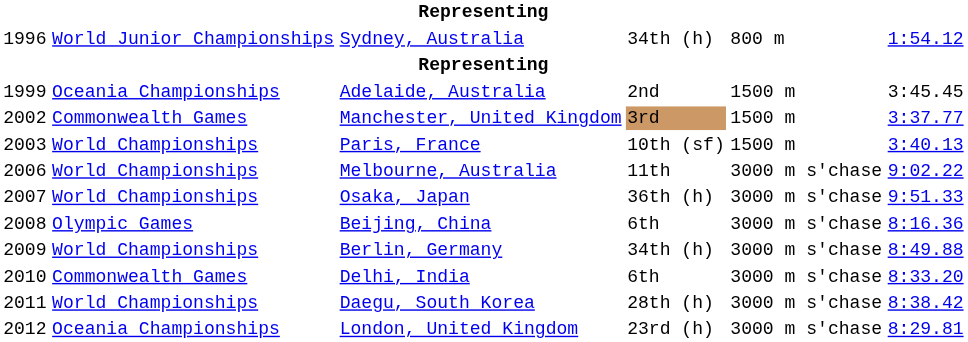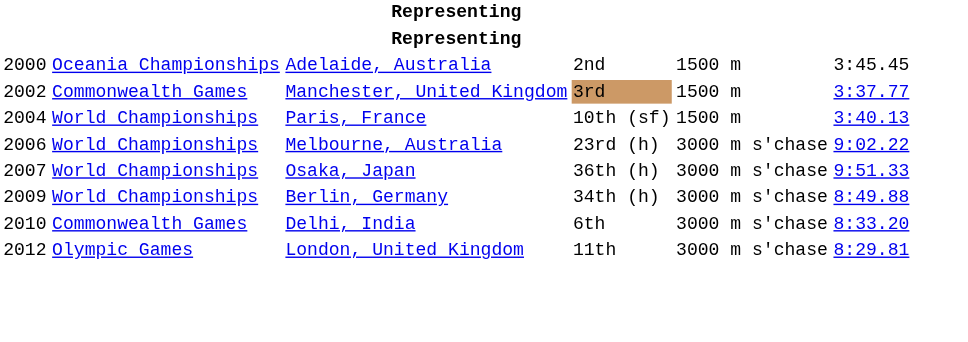- row: (432, 39)
(25, 92) 1999 -> (25, 65) 2000
(25, 145) 2003 -> (25, 118) 2004
(649, 171) 11th -> (616, 145) 23rd (h)
- row: (416, 224)
- row: (437, 303)
(166, 330) Oceania Championships -> (123, 250) Olympic Games
(671, 330) 23rd (h) -> (595, 250) 11th
